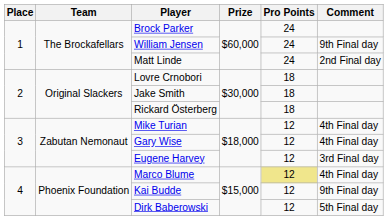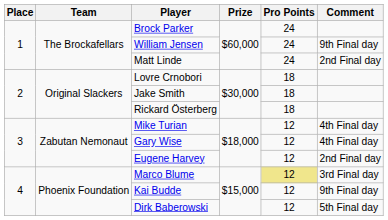(349, 158) 3rd Final day -> (350, 158) 2nd Final day
(349, 175) 4th Final day -> (349, 175) 3rd Final day
